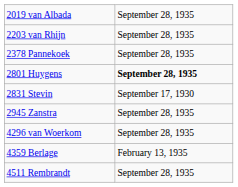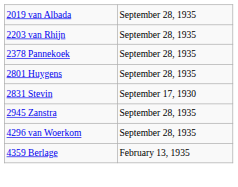(157, 74) bold -> (158, 74) normal
- row: (38, 172)
